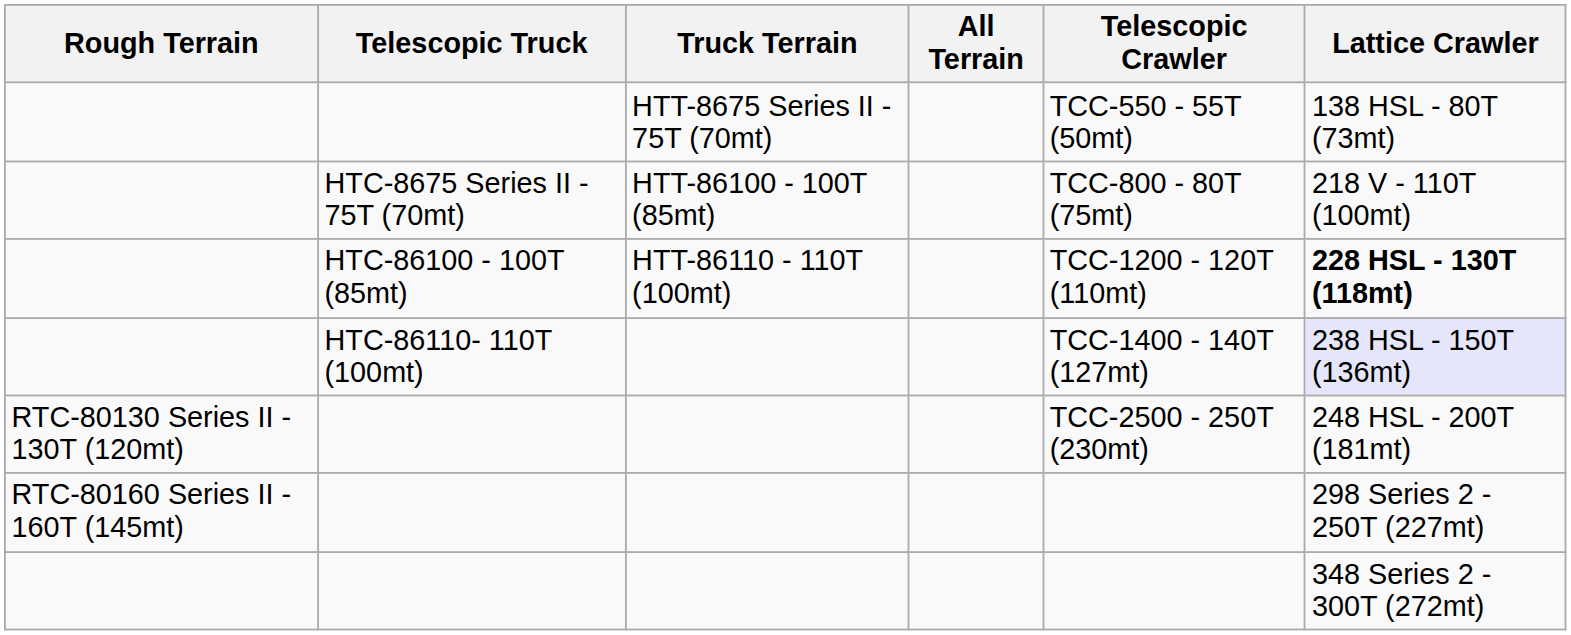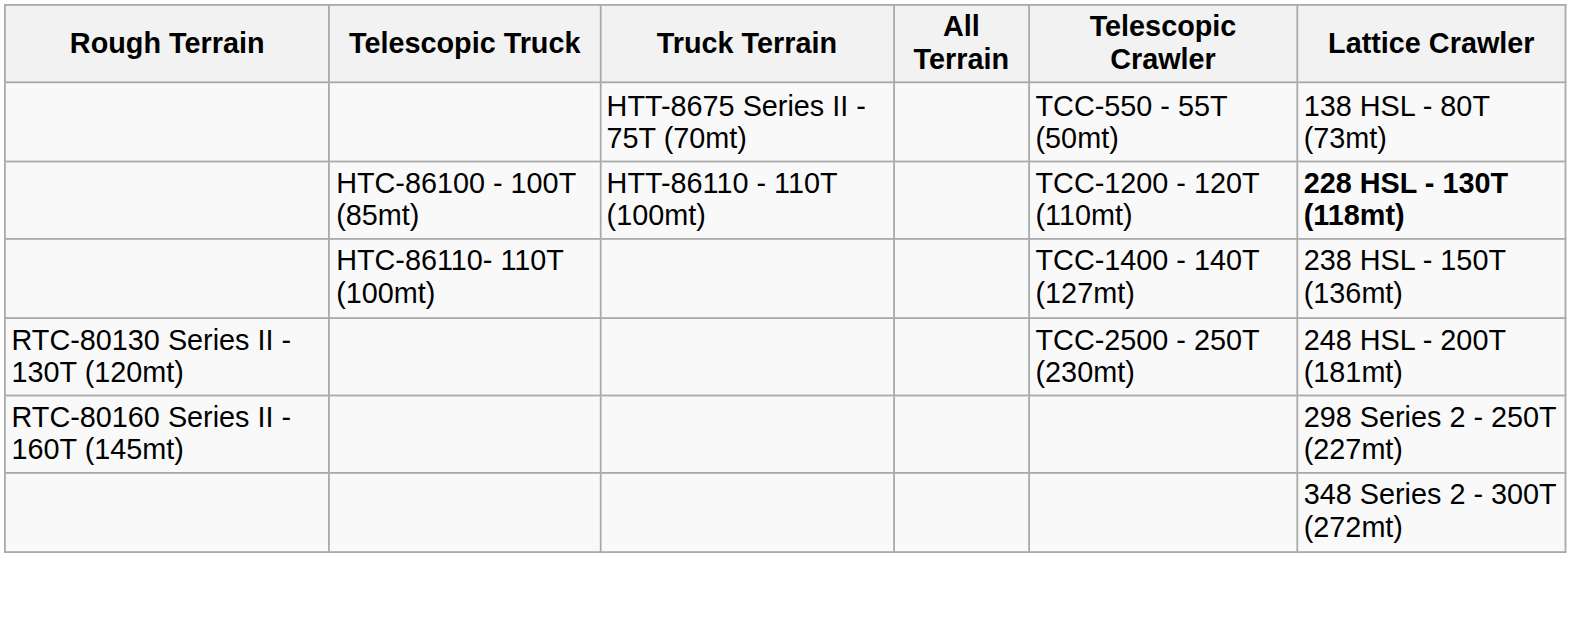- row: (161, 200)
(1413, 355) lavender background -> (1405, 277) no background
